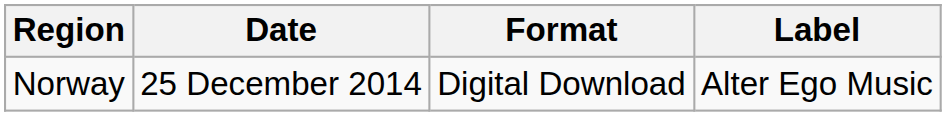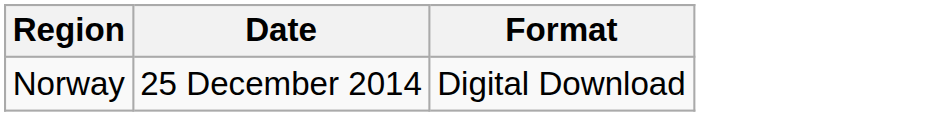- column: (817, 30)
